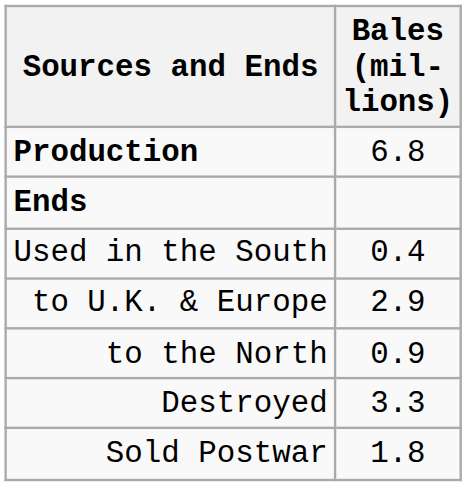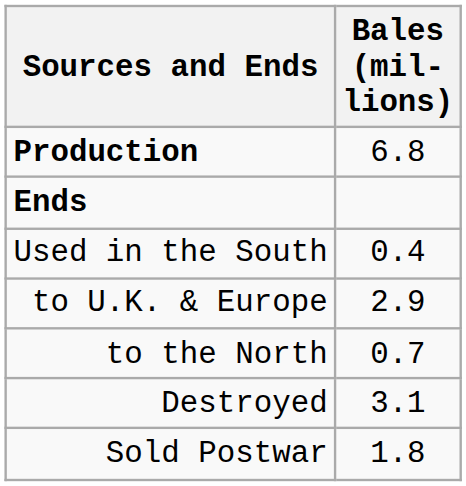(398, 353) 0.9 -> (398, 353) 0.7
(398, 403) 3.3 -> (398, 403) 3.1
